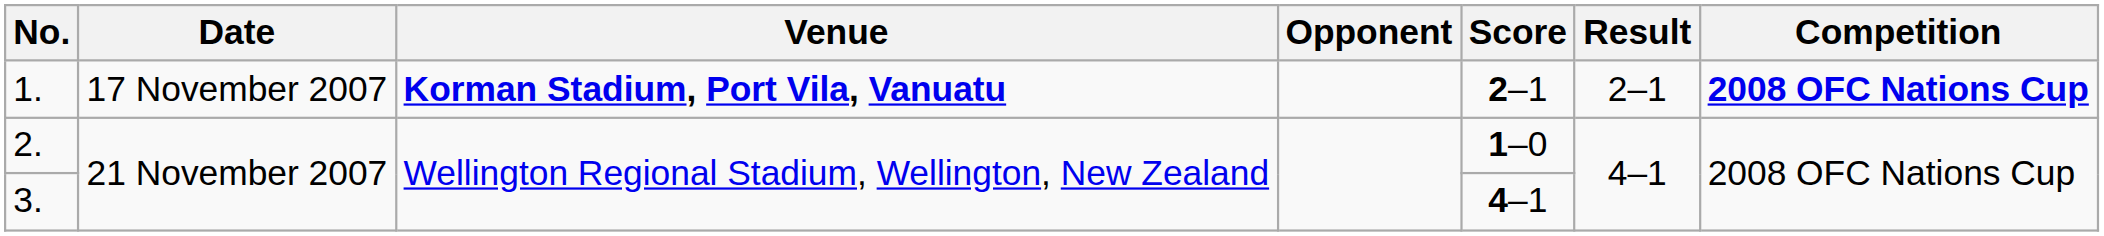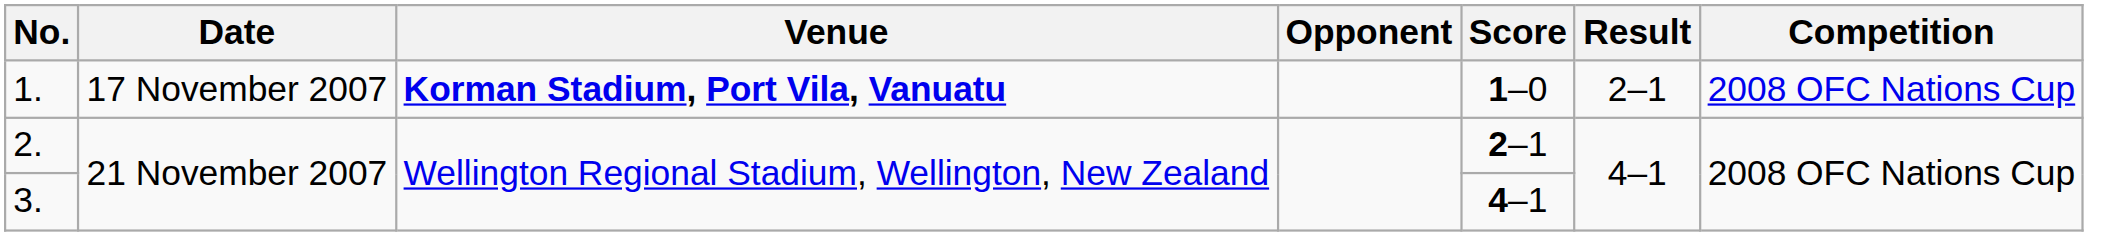(1518, 88) 2–1 -> (1518, 88) 1–0
(1898, 88) bold -> (1891, 88) normal
(1518, 144) 1–0 -> (1518, 144) 2–1
